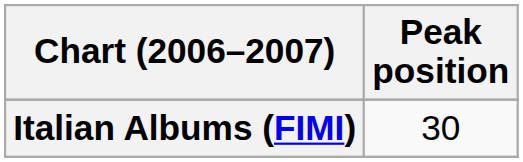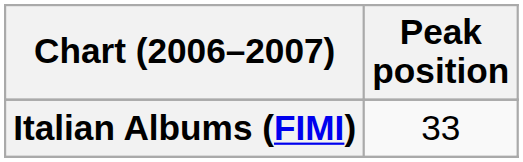(441, 127) 30 -> (441, 127) 33
